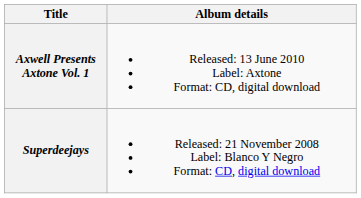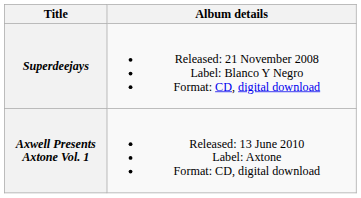rows swapped: (56, 150) <-> (56, 66)
